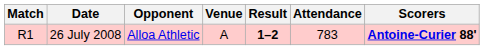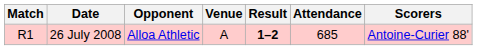(327, 34) 783 -> (327, 34) 685
(422, 34) bold -> (418, 34) normal
